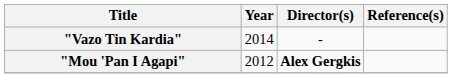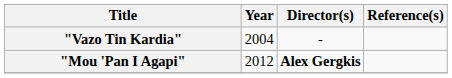(259, 38) 2014 -> (259, 38) 2004
